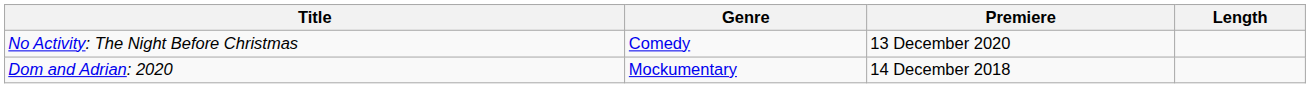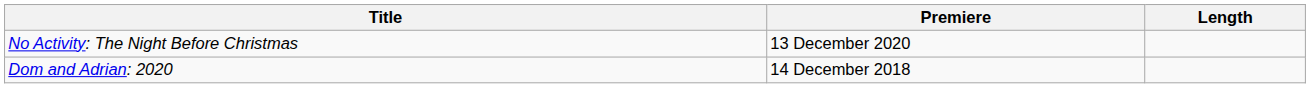- column: (746, 17)
